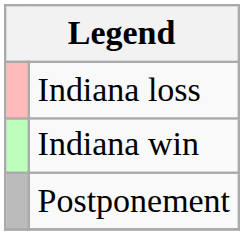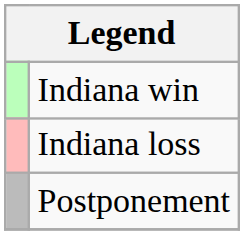rows swapped: (118, 145) <-> (119, 88)
